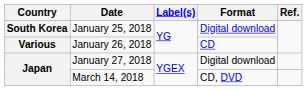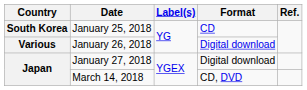(238, 28) Digital download -> (208, 28) CD
(208, 45) CD -> (238, 45) Digital download
